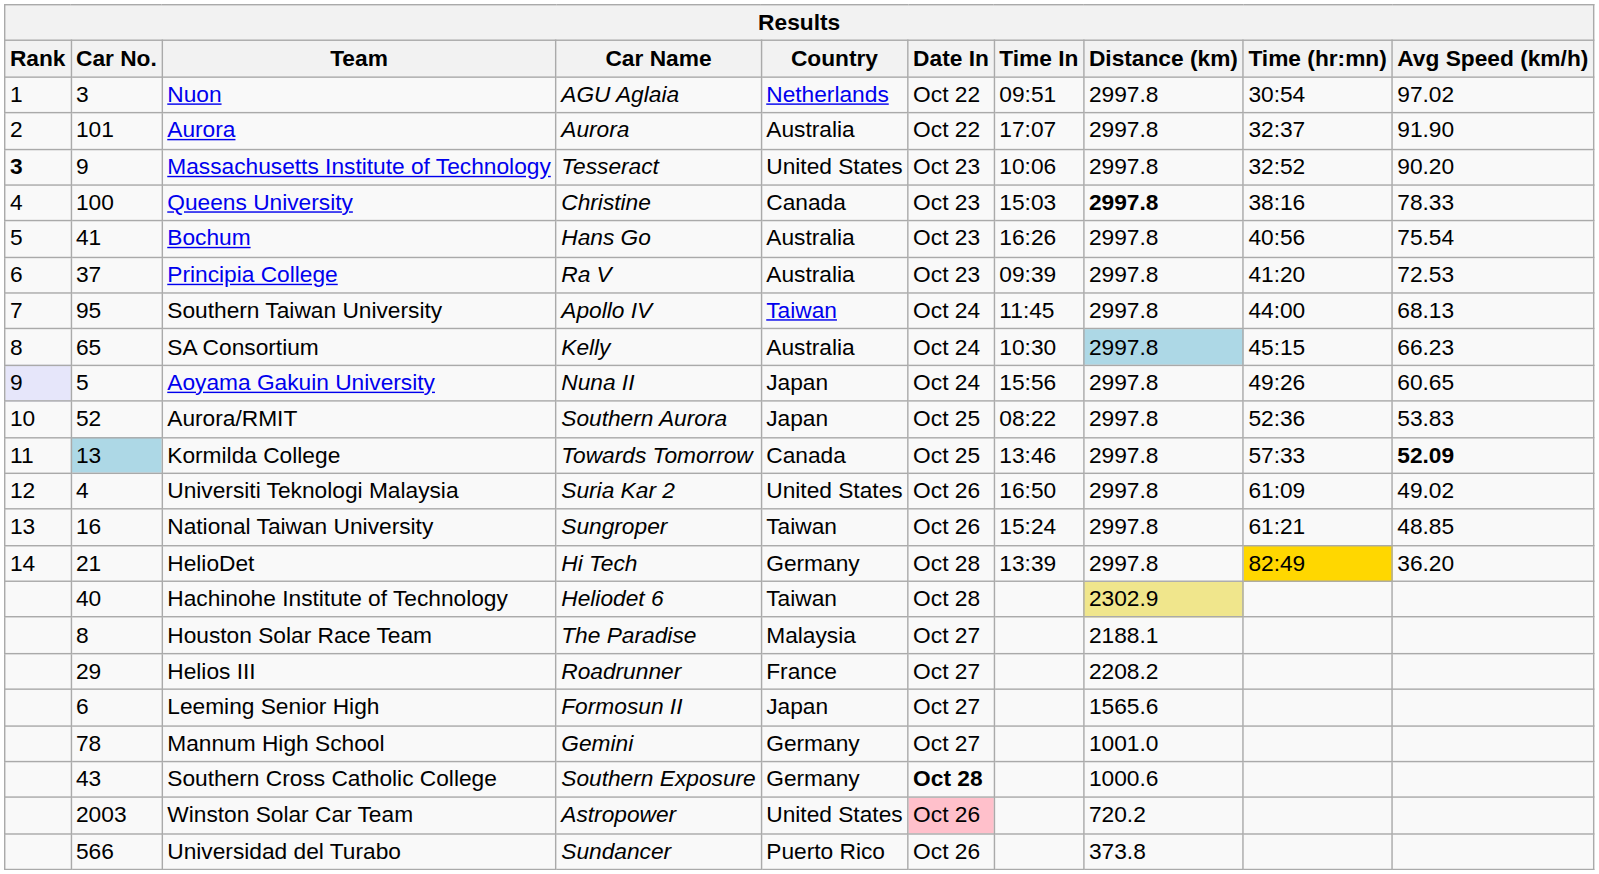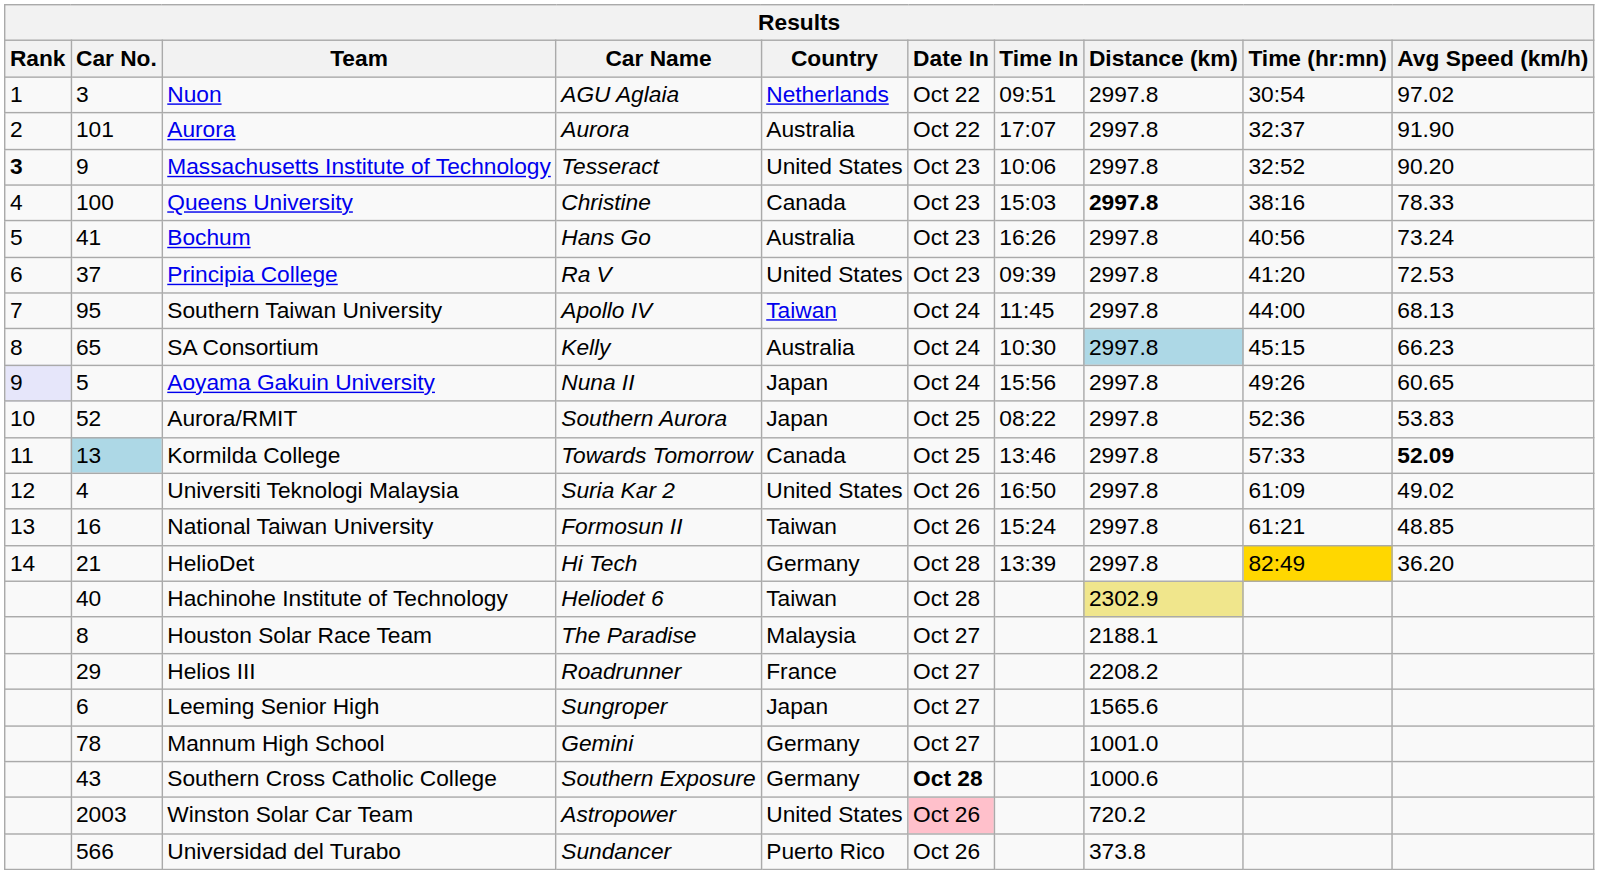(1426, 238) 75.54 -> (1426, 238) 73.24
(810, 274) Australia -> (834, 274) United States
(614, 526) Sungroper -> (622, 526) Formosun II
(622, 707) Formosun II -> (614, 707) Sungroper
